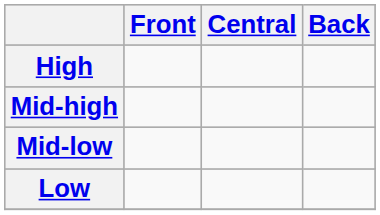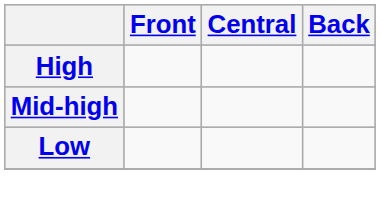- row: (64, 147)
